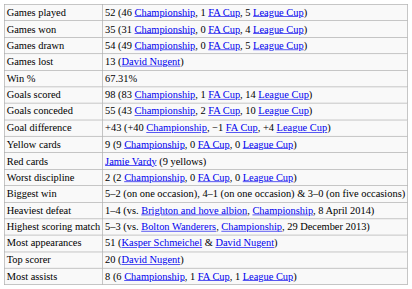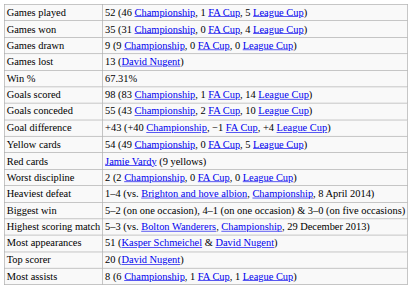(206, 45) 54 (49 Championship, 0 FA Cup, 5 League Cup) -> (201, 45) 9 (9 Championship, 0 FA Cup, 0 League Cup)
(201, 144) 9 (9 Championship, 0 FA Cup, 0 League Cup) -> (206, 144) 54 (49 Championship, 0 FA Cup, 5 League Cup)
rows swapped: (32, 194) <-> (39, 210)
